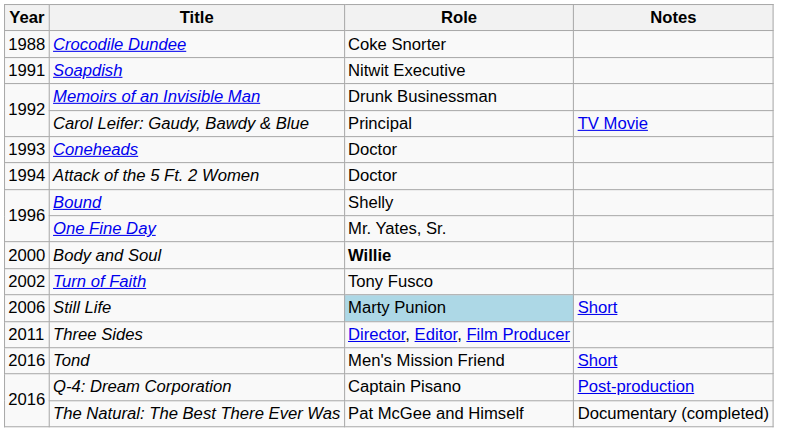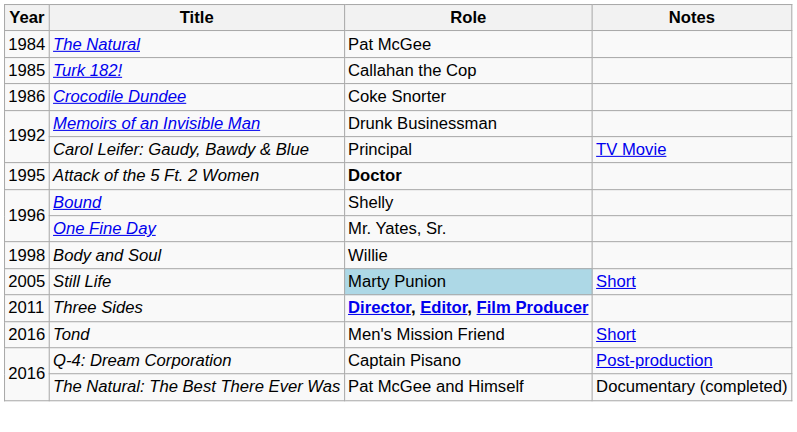+ row: (97, 44)
+ row: (88, 70)
(27, 44) 1988 -> (27, 96) 1986
- row: (88, 70)
- row: (96, 149)
(27, 176) 1994 -> (27, 176) 1995
(373, 176) normal -> (375, 176) bold
(27, 255) 2000 -> (27, 255) 1998
(370, 255) bold -> (368, 255) normal
- row: (100, 281)
(27, 307) 2006 -> (27, 281) 2005
(459, 334) normal -> (468, 307) bold
